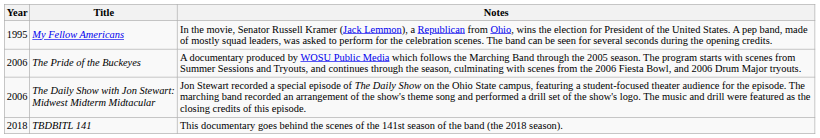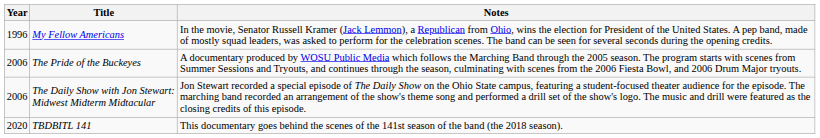(17, 35) 1995 -> (17, 35) 1996
(17, 125) 2018 -> (17, 125) 2020
